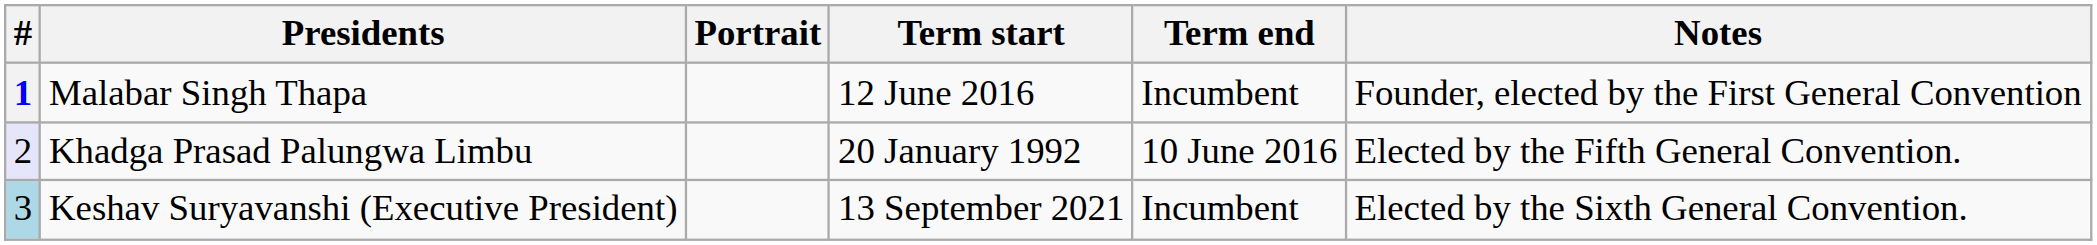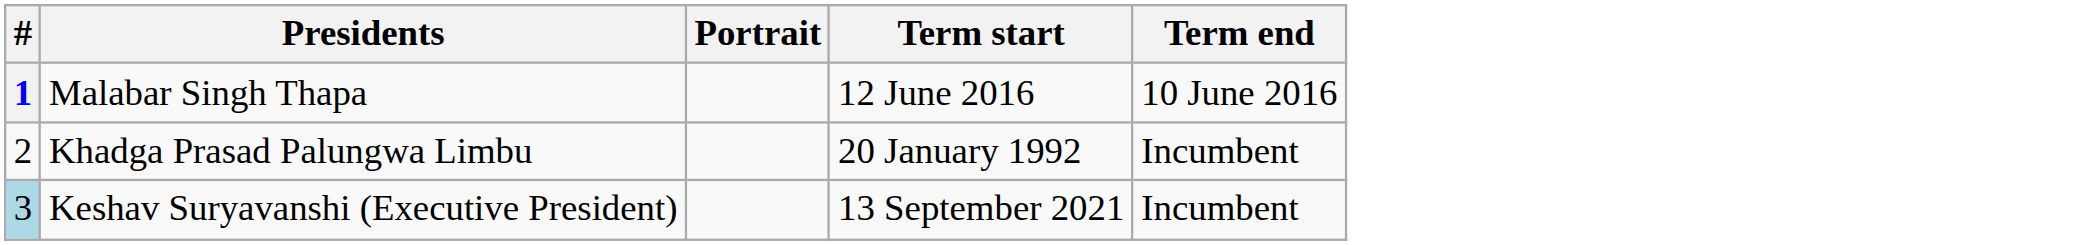- column: (1718, 33)
(1220, 92) Incumbent -> (1239, 92) 10 June 2016
(23, 150) lavender background -> (23, 150) no background
(1239, 150) 10 June 2016 -> (1220, 150) Incumbent
